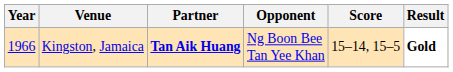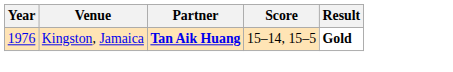- column: (286, 16)
(22, 47) 1966 -> (22, 39) 1976
